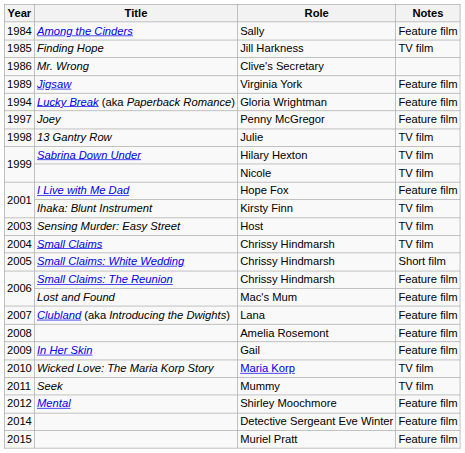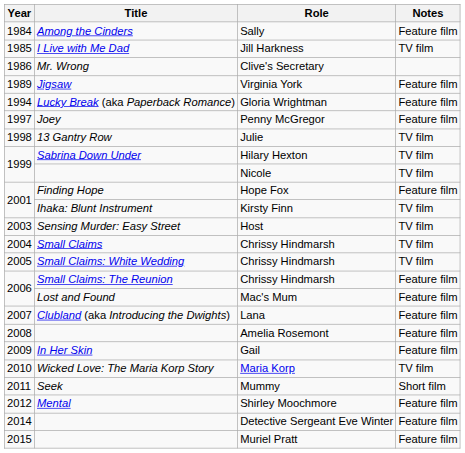(70, 48) Finding Hope -> (83, 48) I Live with Me Dad
(83, 191) I Live with Me Dad -> (70, 191) Finding Hope
(422, 262) Short film -> (416, 262) TV film
(416, 386) TV film -> (422, 386) Short film
